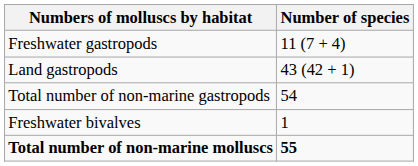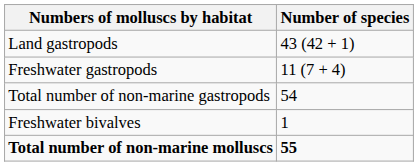rows swapped: (83, 43) <-> (63, 69)
